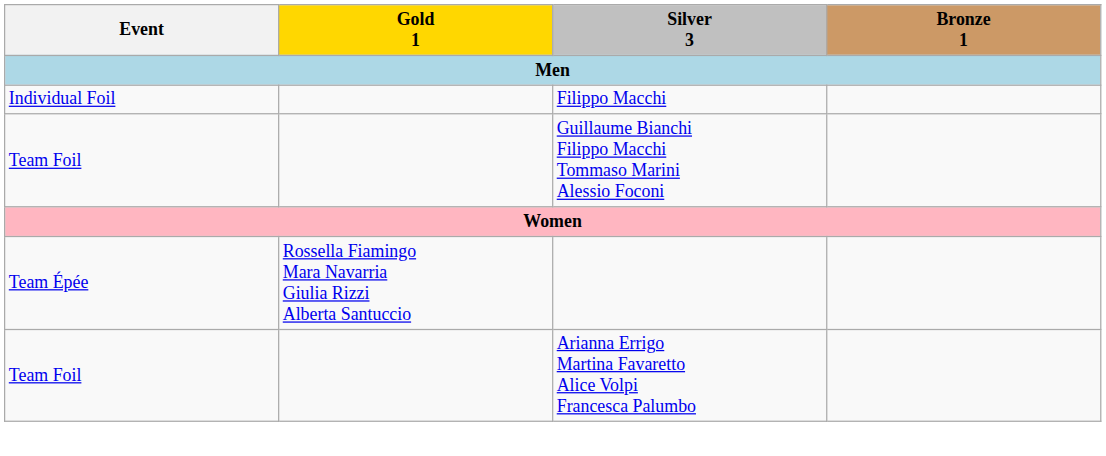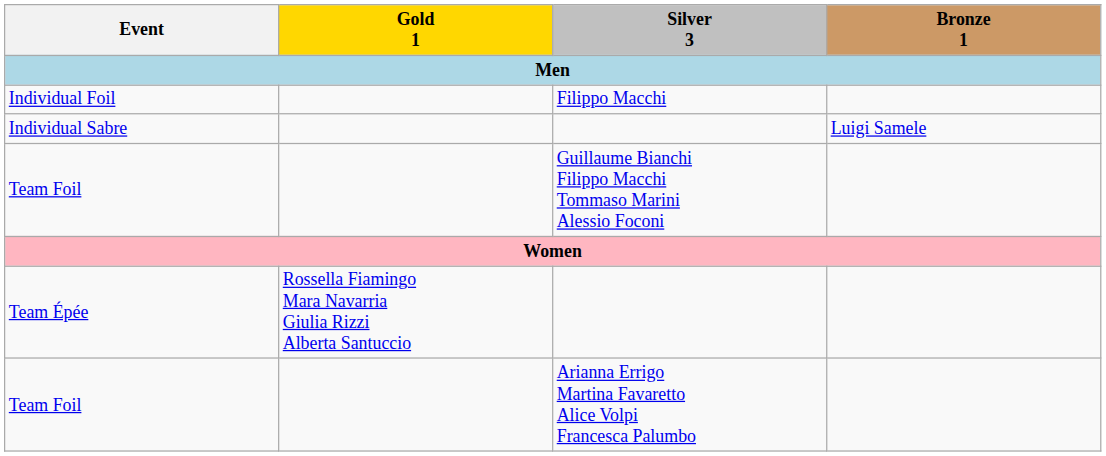+ row: (68, 129)
